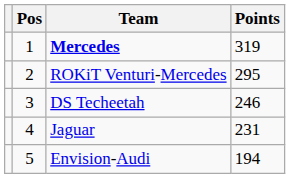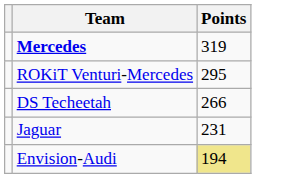- column: (29, 18)
(247, 102) 246 -> (214, 102) 266
(247, 158) no background -> (214, 158) khaki background
